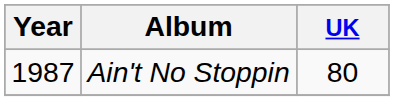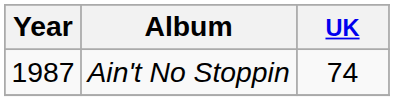(343, 71) 80 -> (343, 71) 74
